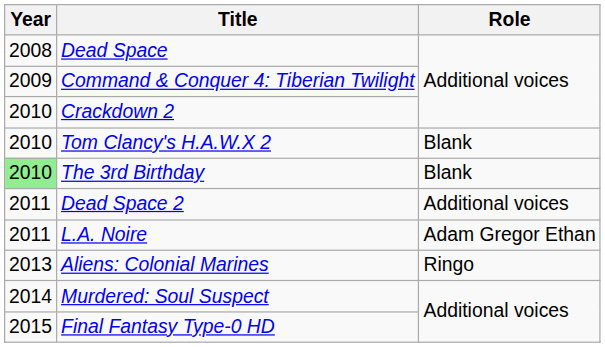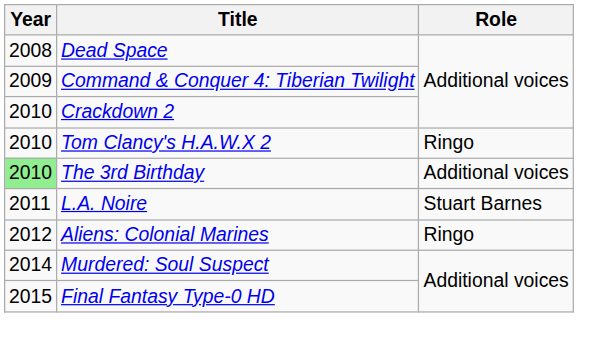(448, 142) Blank -> (449, 142) Ringo
(448, 173) Blank -> (496, 173) Additional voices
- row: (122, 204)
(510, 234) Adam Gregor Ethan -> (483, 204) Stuart Barnes
(31, 265) 2013 -> (31, 234) 2012
